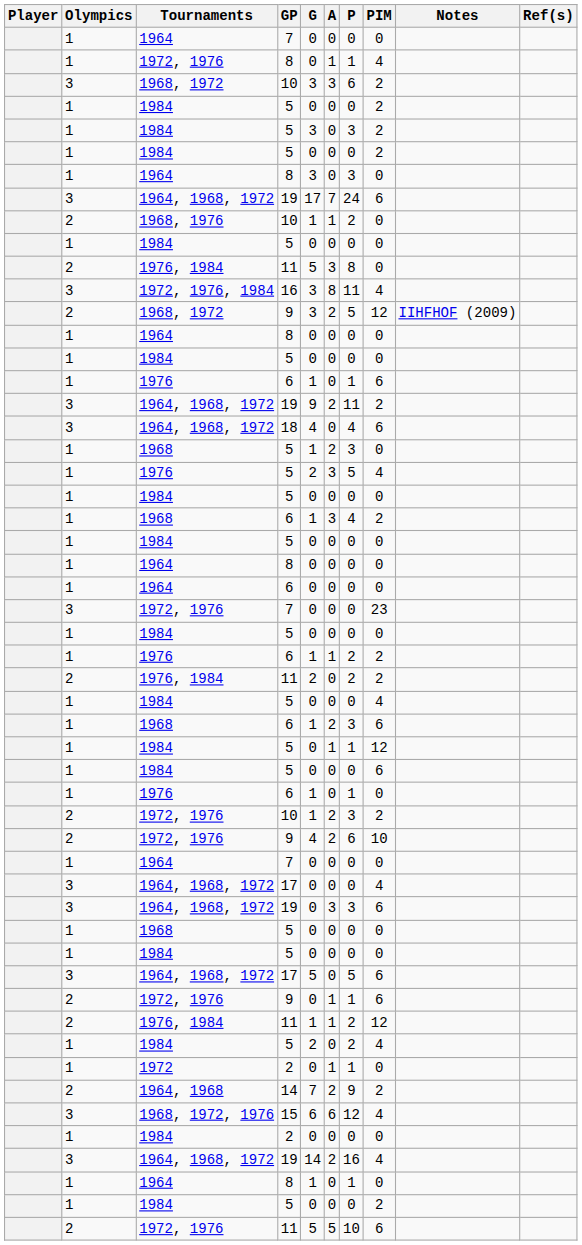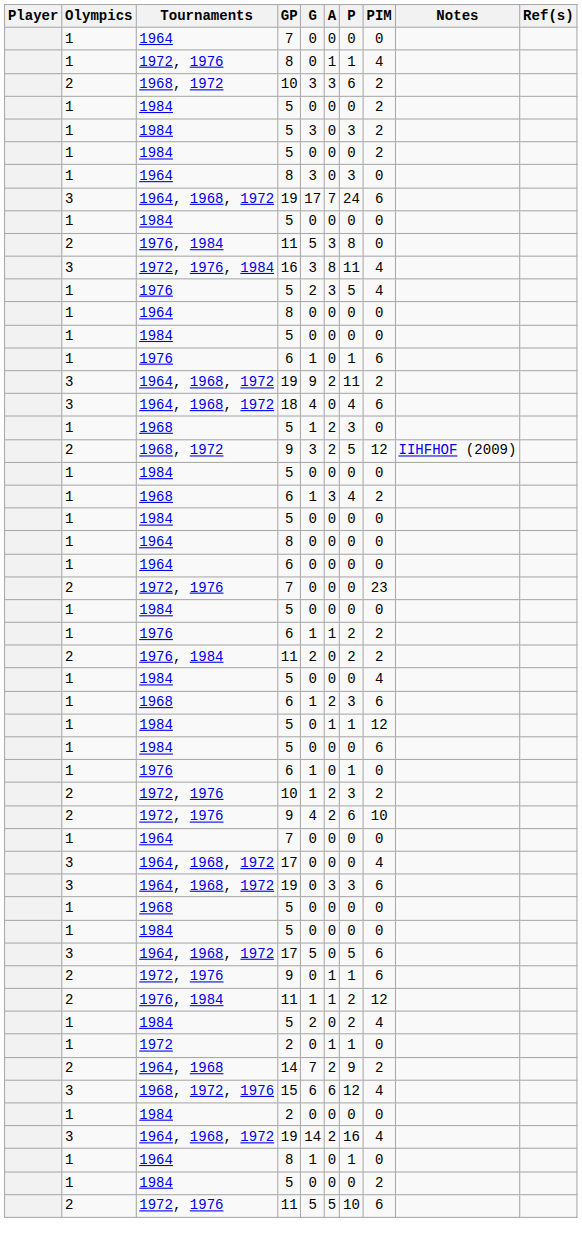(69, 85) 3 -> (69, 85) 2
- row: (181, 222)
rows swapped: (181, 313) <-> (156, 474)
(69, 611) 3 -> (69, 588) 2
